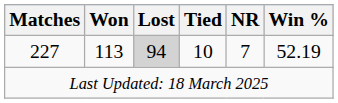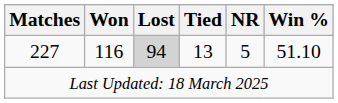(109, 51) 113 -> (109, 51) 116
(203, 51) 10 -> (203, 51) 13
(245, 51) 7 -> (245, 51) 5
(299, 51) 52.19 -> (299, 51) 51.10
